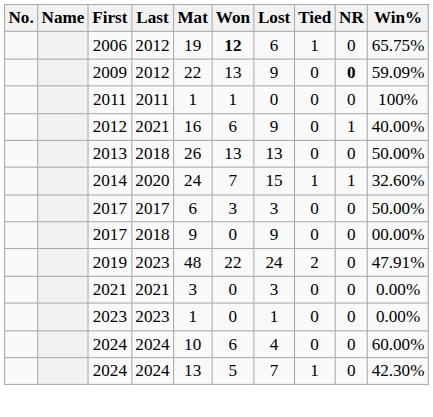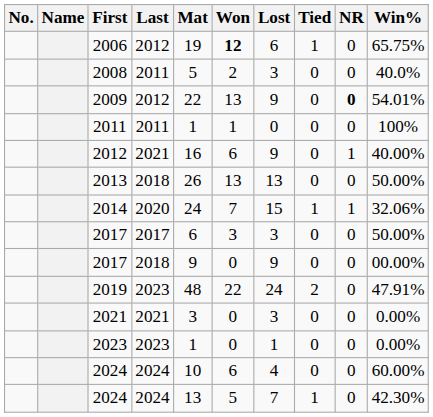+ row: (110, 72)
(398, 72) 59.09% -> (398, 99) 54.01%
(398, 180) 32.60% -> (398, 208) 32.06%
